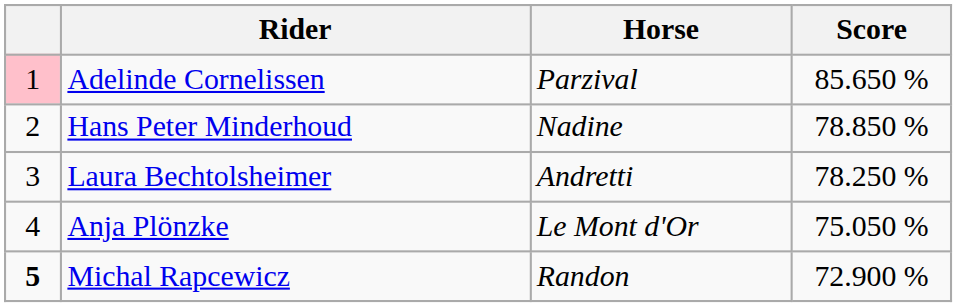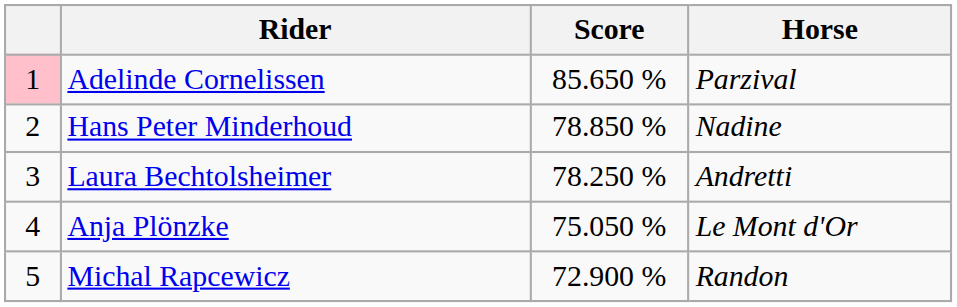columns swapped: (661, 29) <-> (872, 29)
(33, 275) bold -> (33, 275) normal
